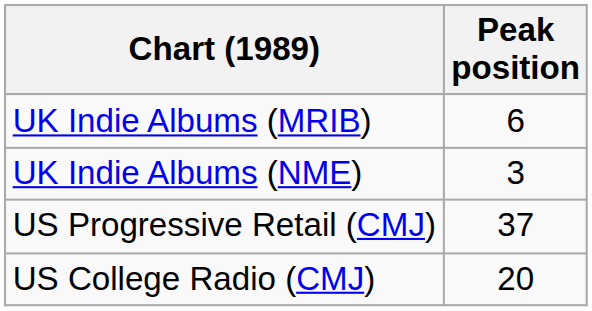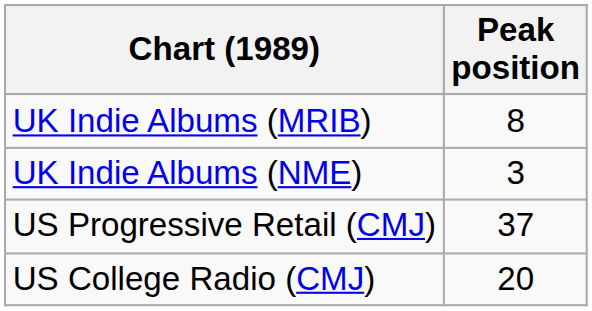(516, 120) 6 -> (516, 120) 8
